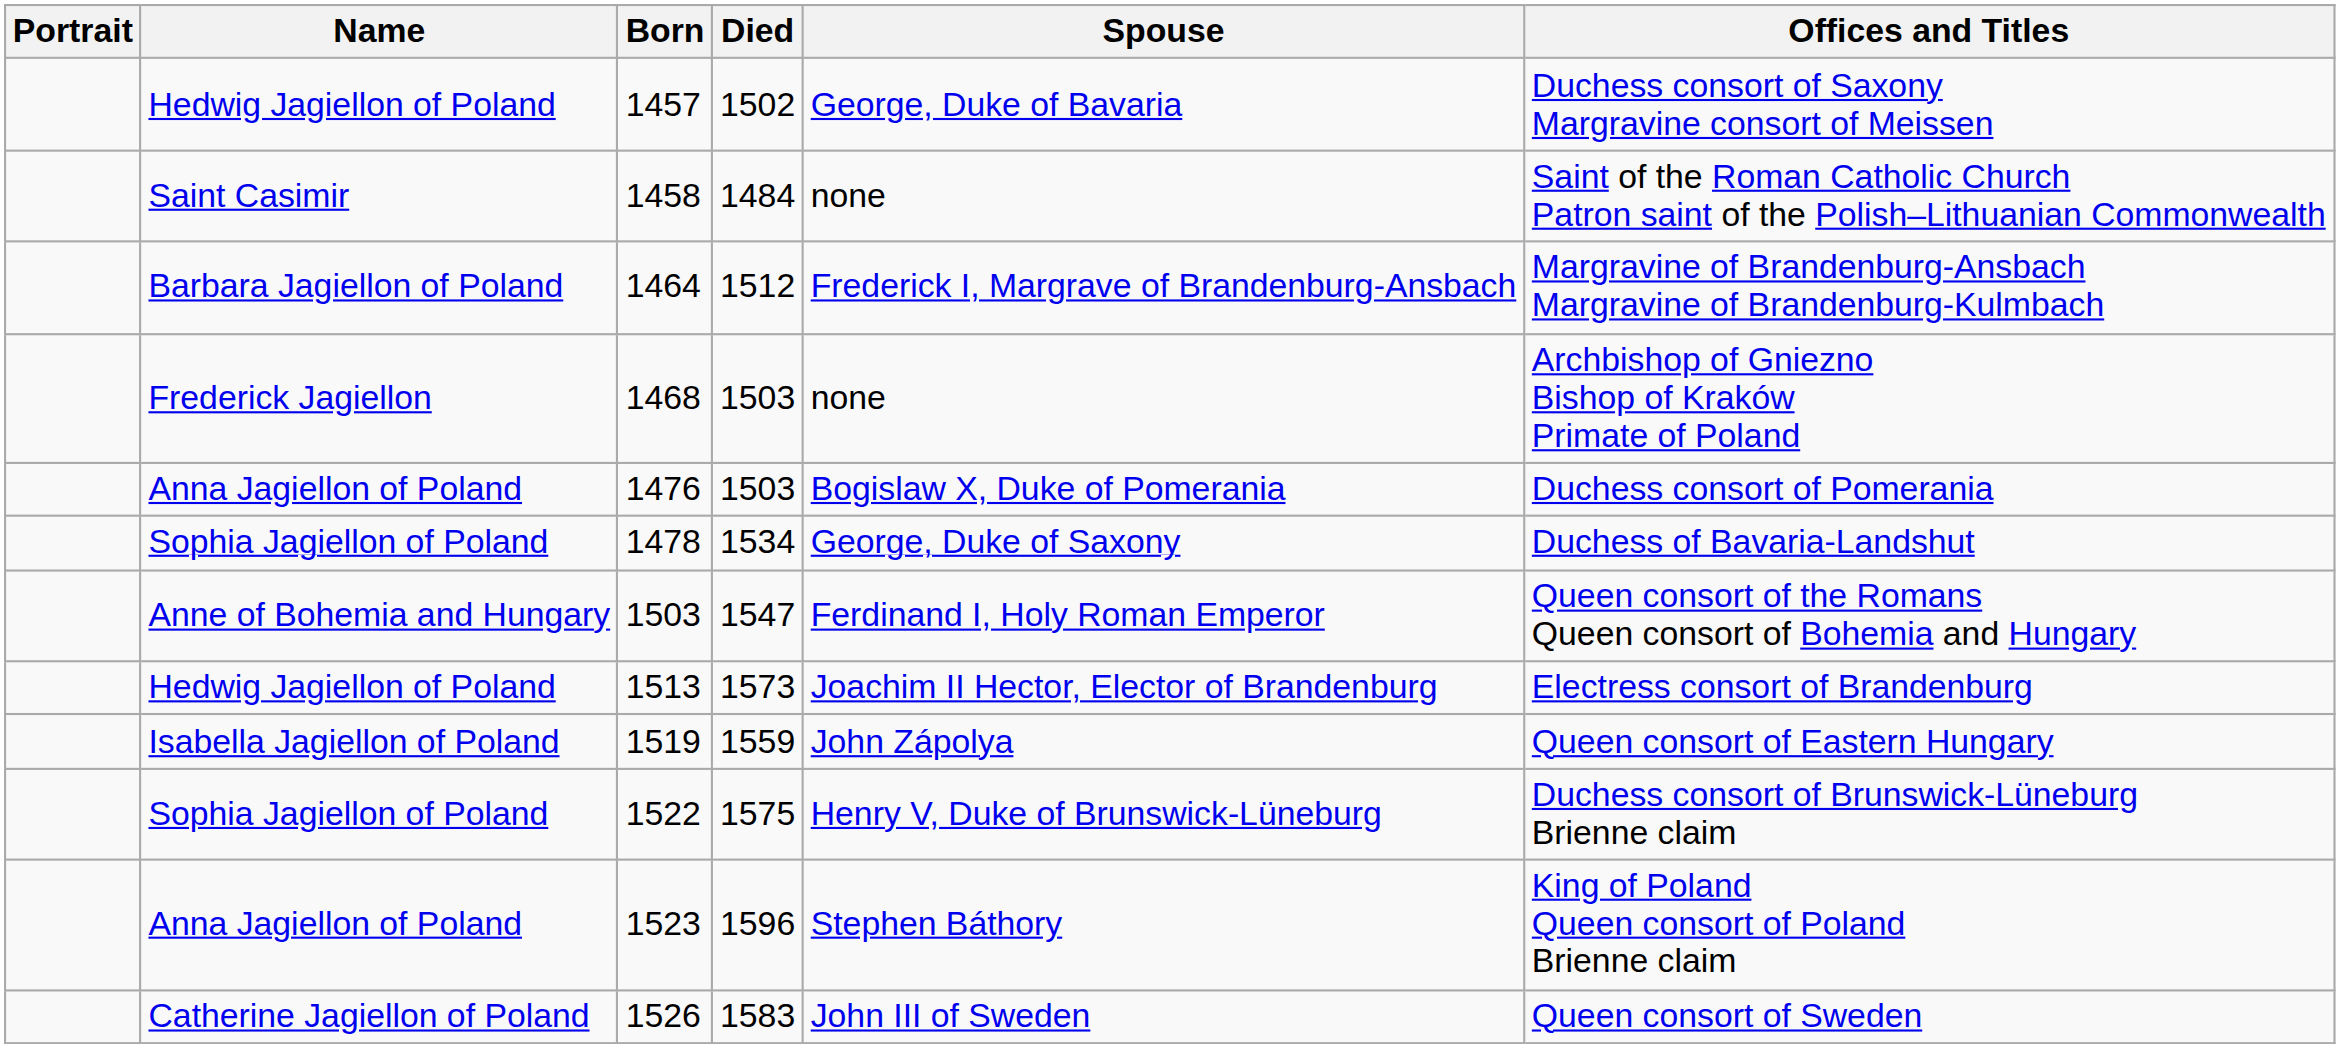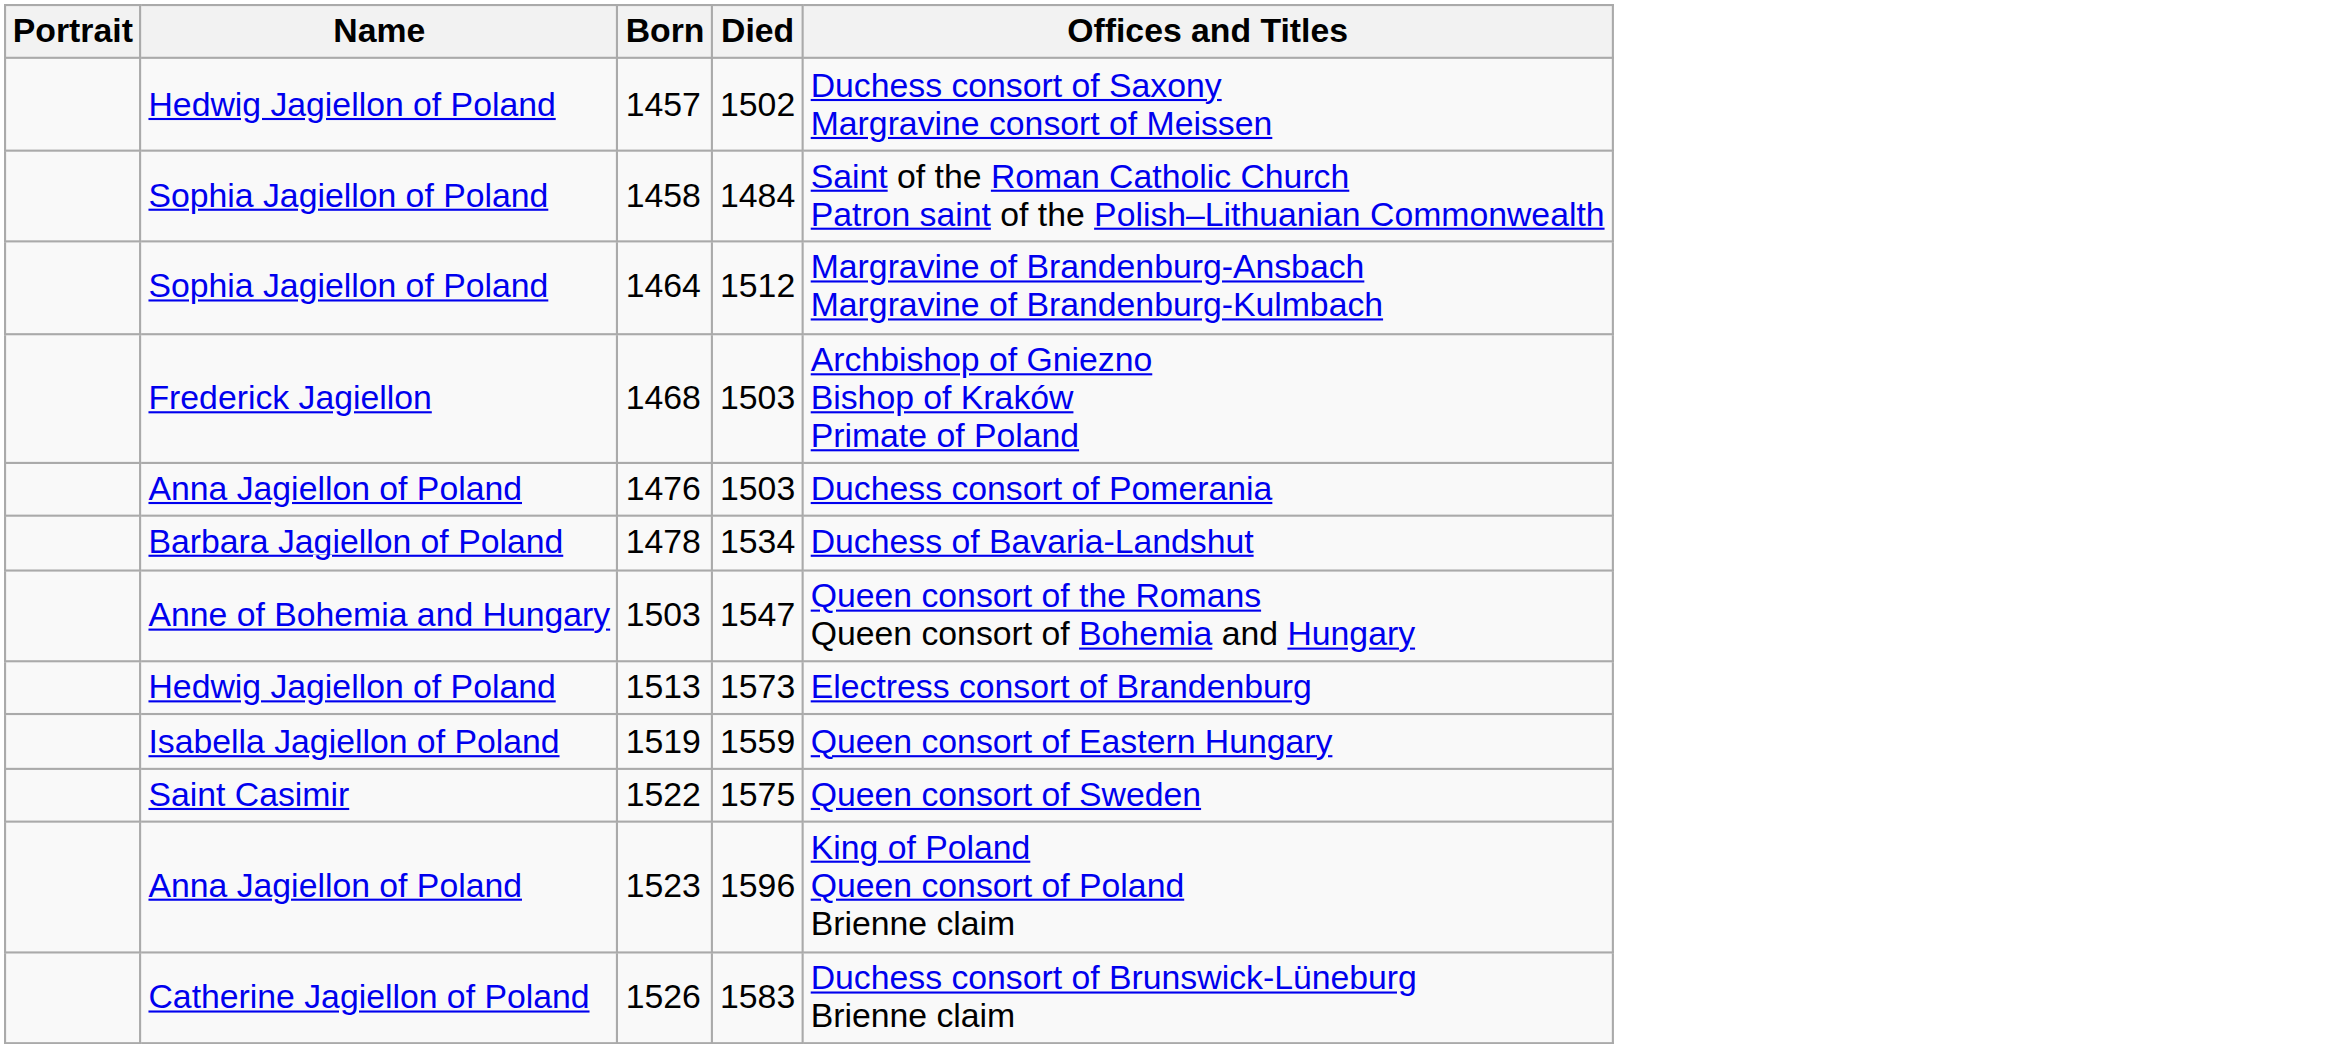- column: (1163, 31)
(249, 195) Saint Casimir -> (348, 195) Sophia Jagiellon of Poland
(356, 286) Barbara Jagiellon of Poland -> (348, 286) Sophia Jagiellon of Poland
(348, 542) Sophia Jagiellon of Poland -> (356, 542) Barbara Jagiellon of Poland
(348, 813) Sophia Jagiellon of Poland -> (249, 794) Saint Casimir
(1835, 813) Duchess consort of Brunswick-Lüneburg Brienne claim -> (1006, 794) Queen consort of Sweden
(1727, 1015) Queen consort of Sweden -> (1114, 996) Duchess consort of Brunswick-Lüneburg Brienne claim
